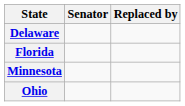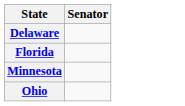- column: (146, 14)
